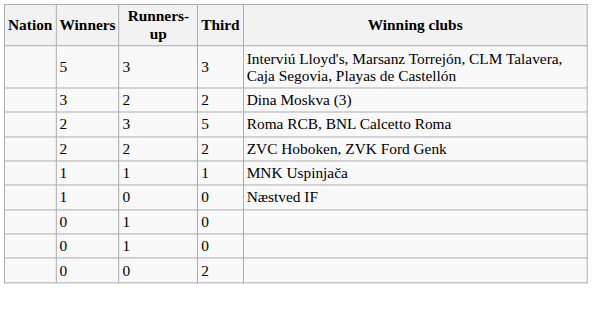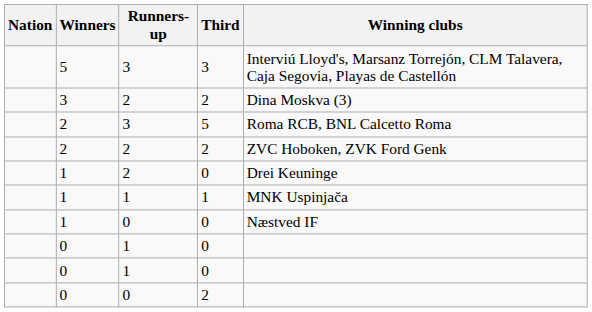+ row: (63, 173)
